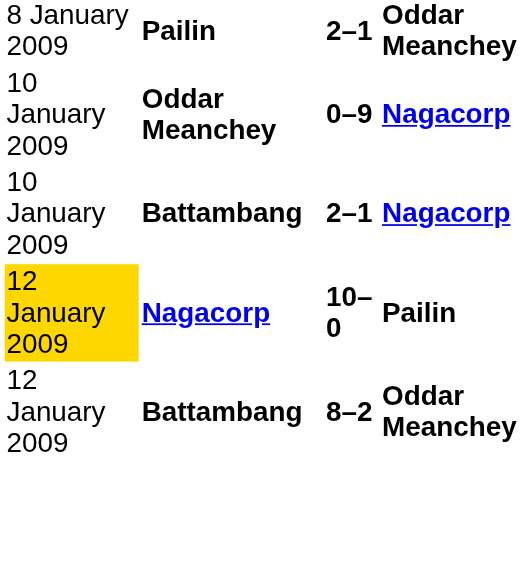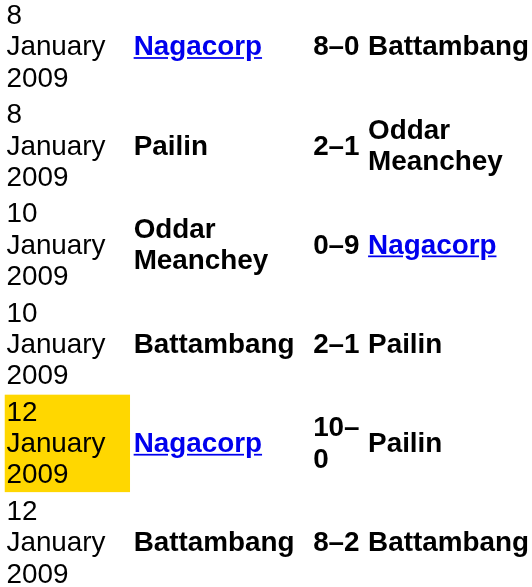+ row: (198, 46)
(446, 213) Nagacorp -> (405, 343) Pailin
(449, 411) Oddar Meanchey -> (449, 542) Battambang
